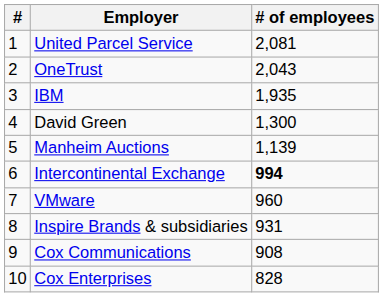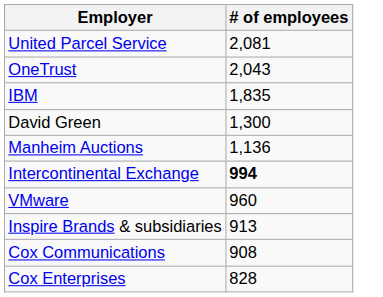- column: (17, 17)
(276, 95) 1,935 -> (250, 95) 1,835
(276, 148) 1,139 -> (250, 148) 1,136
(269, 226) 931 -> (243, 226) 913
